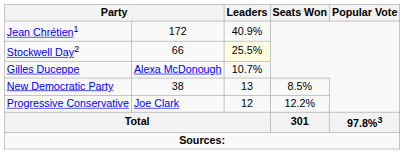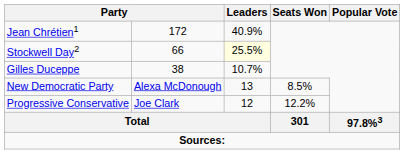(178, 69) Alexa McDonough -> (178, 69) 38
(178, 86) 38 -> (178, 86) Alexa McDonough
